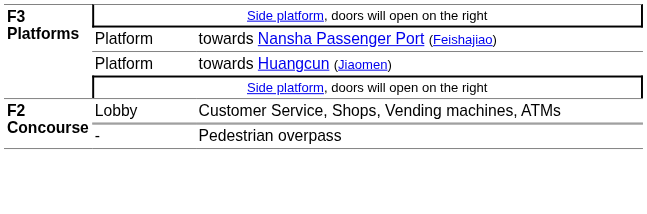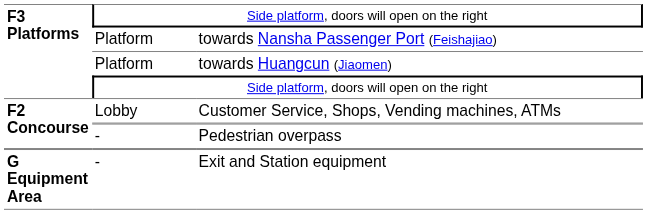+ row: (97, 161)
